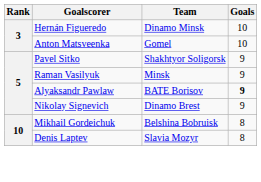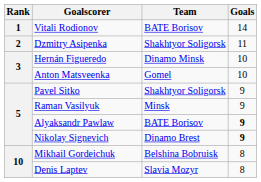+ row: (66, 28)
+ row: (71, 43)
(242, 106) normal -> (242, 138) bold
